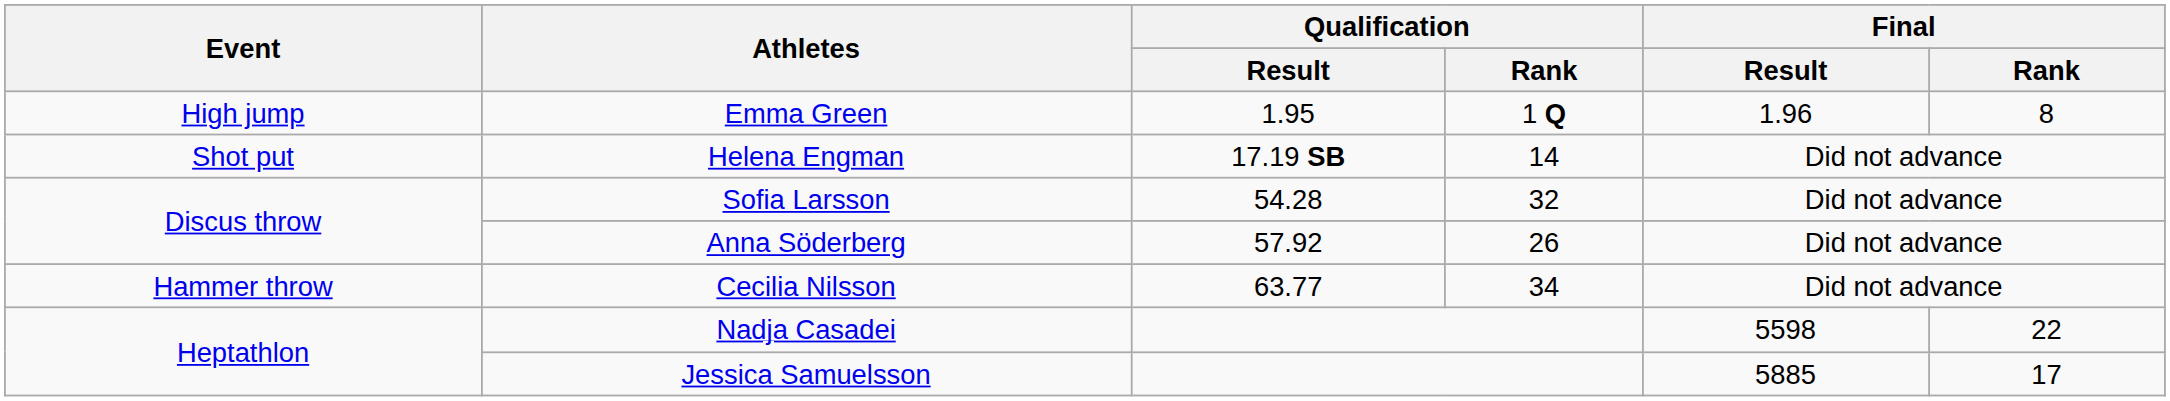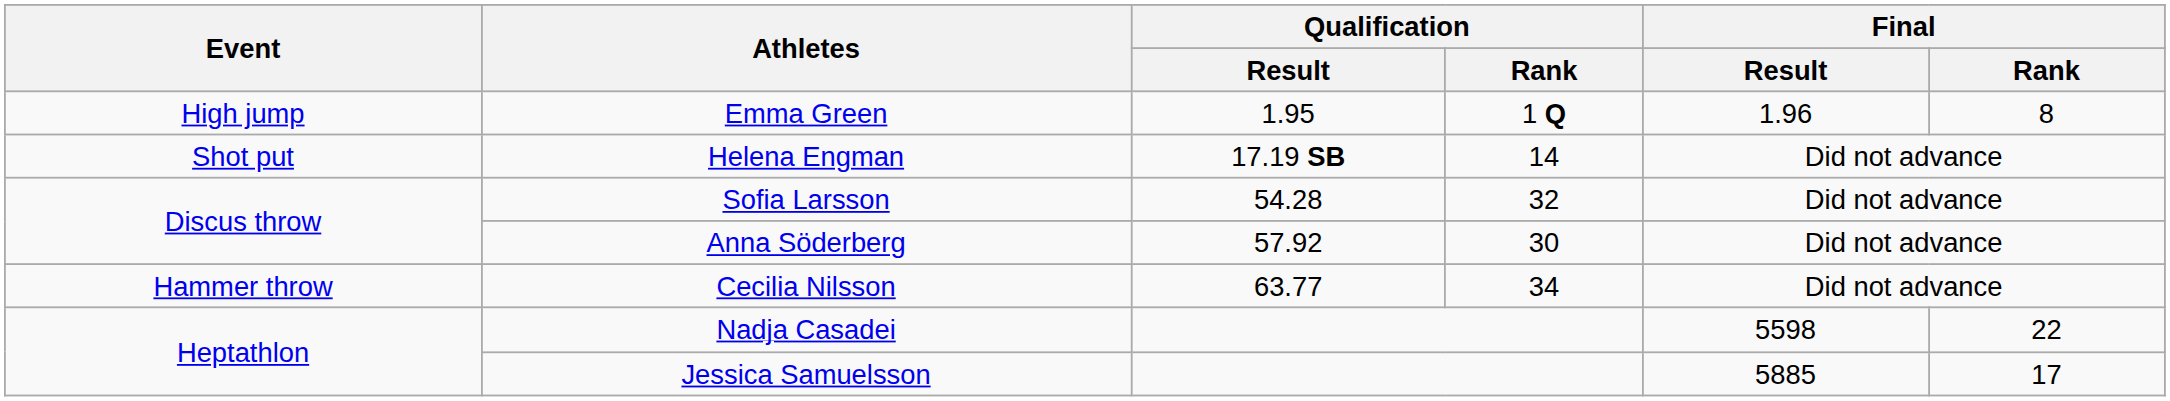(1544, 243) 26 -> (1544, 243) 30
